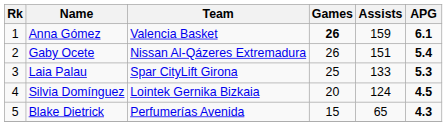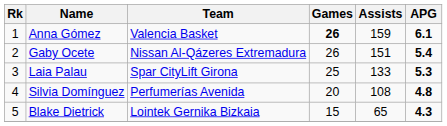(195, 92) Lointek Gernika Bizkaia -> (187, 92) Perfumerías Avenida
(381, 92) 124 -> (381, 92) 108
(424, 92) 4.5 -> (424, 92) 4.8
(187, 111) Perfumerías Avenida -> (195, 111) Lointek Gernika Bizkaia
